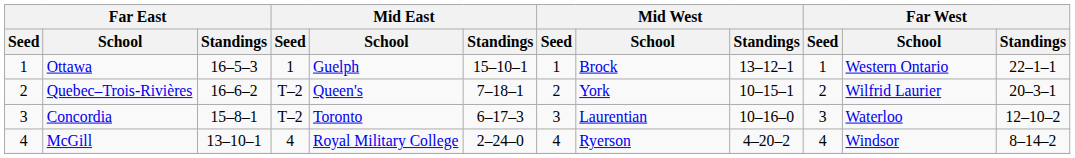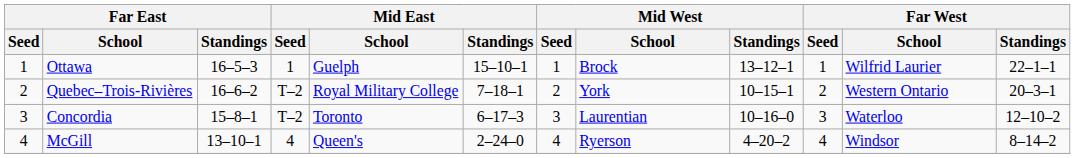(897, 66) Western Ontario -> (893, 66) Wilfrid Laurier
(338, 91) Queen's -> (386, 91) Royal Military College
(893, 91) Wilfrid Laurier -> (897, 91) Western Ontario
(386, 141) Royal Military College -> (338, 141) Queen's
